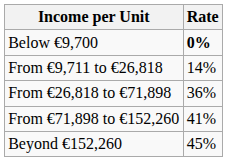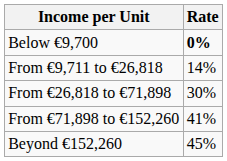(201, 93) 36% -> (201, 93) 30%
